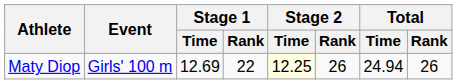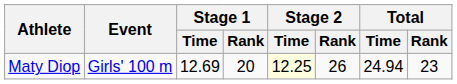(246, 67) 22 -> (246, 67) 20
(429, 67) 26 -> (429, 67) 23
